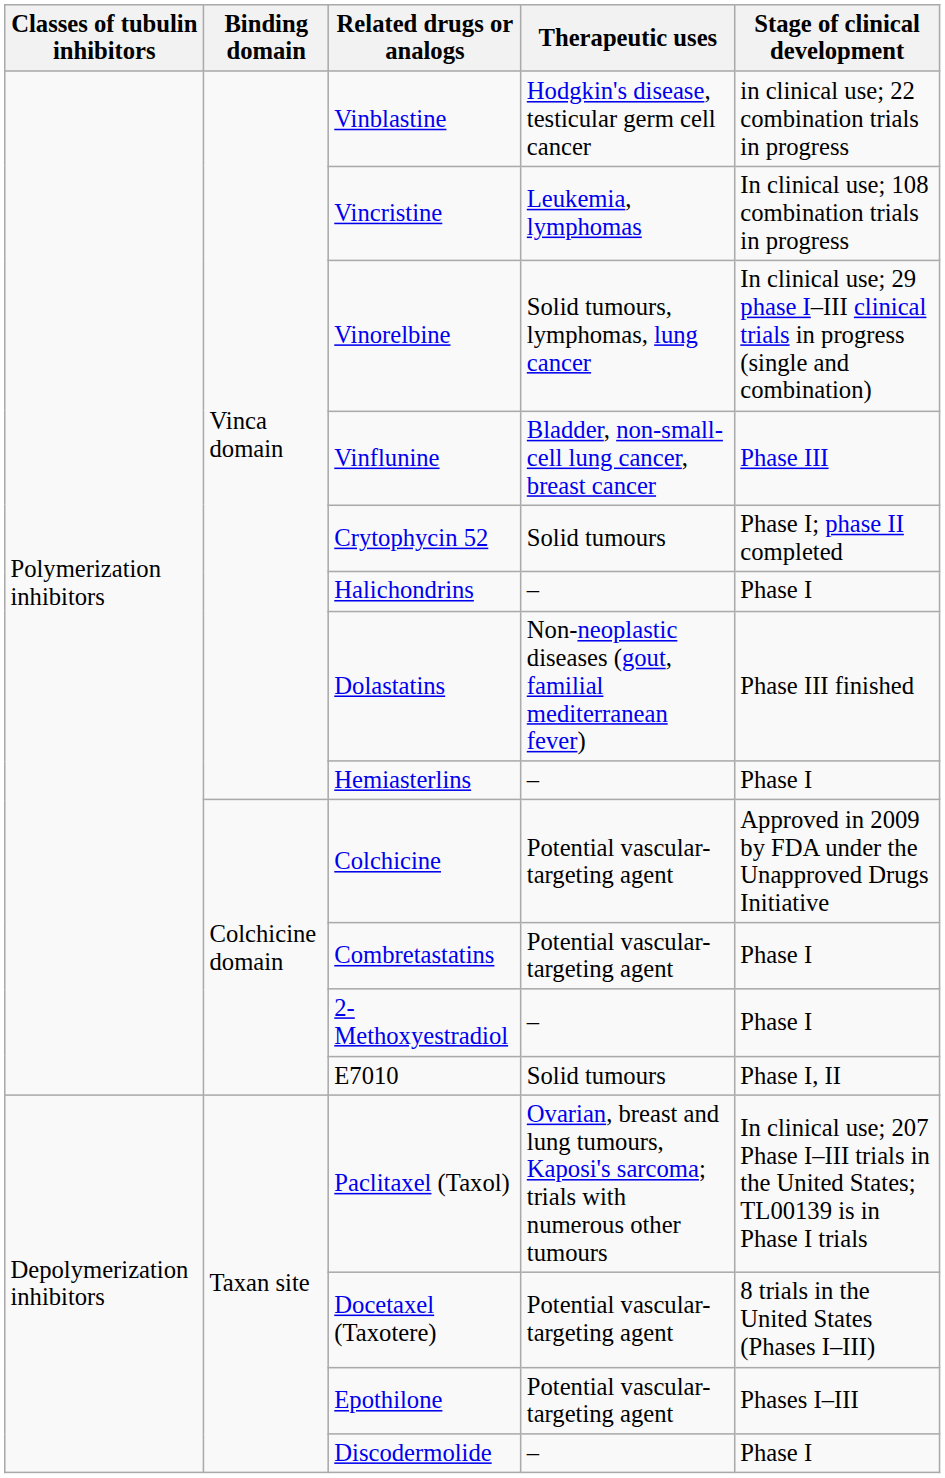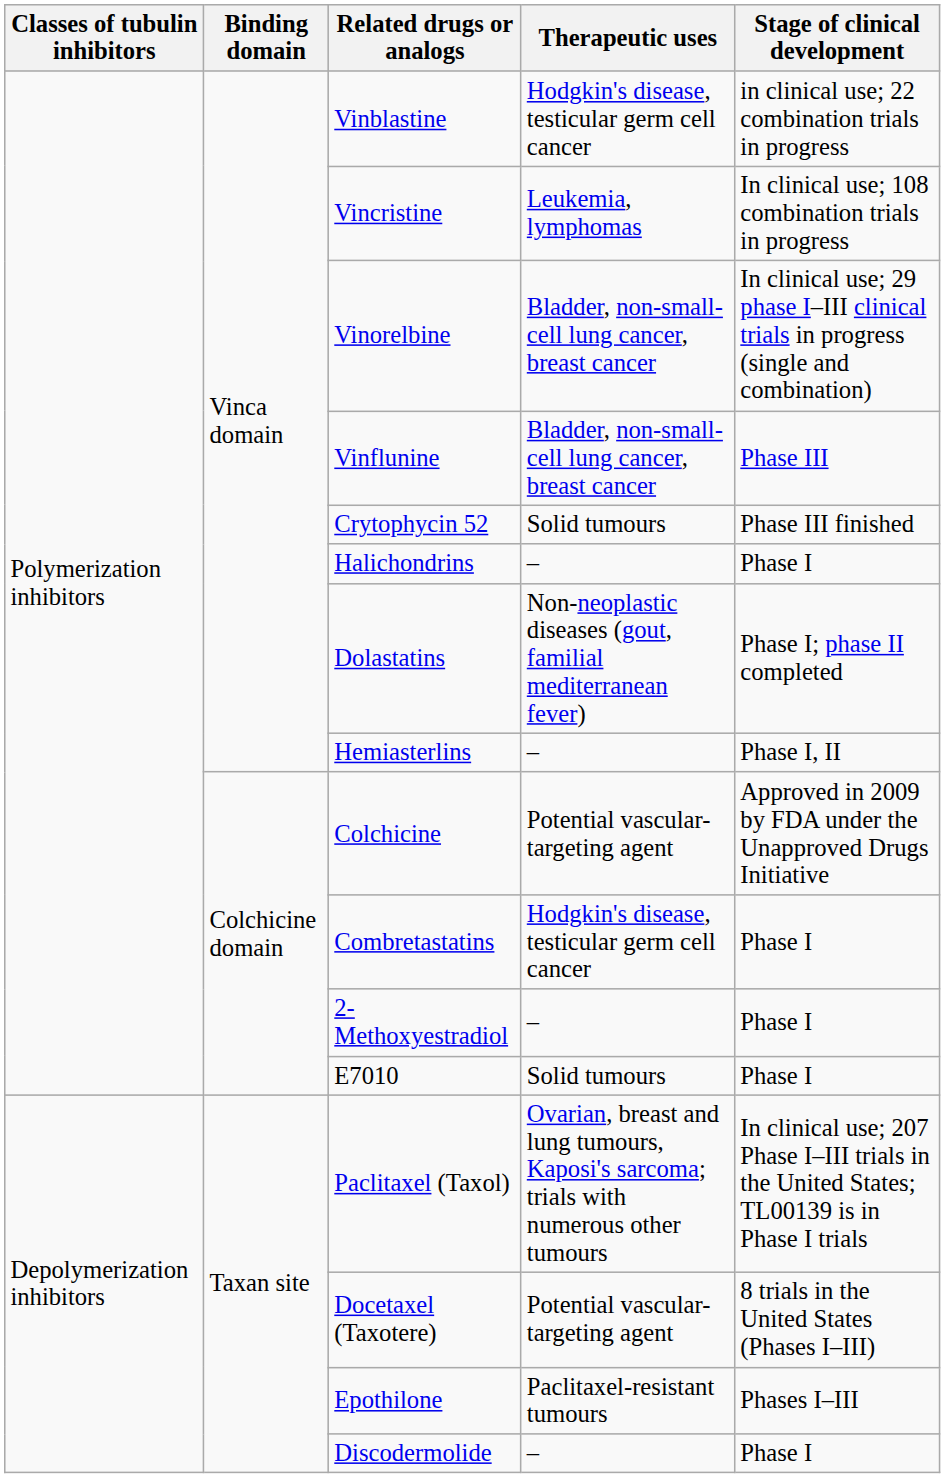(612, 335) Solid tumours, lymphomas, lung cancer -> (625, 335) Bladder, non-small-cell lung cancer, breast cancer
(822, 538) Phase I; phase II completed -> (827, 524) Phase III finished
(827, 685) Phase III finished -> (822, 657) Phase I; phase II completed
(776, 780) Phase I -> (791, 752) Phase I, II
(619, 955) Potential vascular-targeting agent -> (621, 941) Hodgkin's disease, testicular germ cell cancer
(791, 1075) Phase I, II -> (776, 1075) Phase I
(619, 1400) Potential vascular-targeting agent -> (621, 1400) Paclitaxel-resistant tumours
